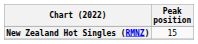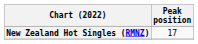(172, 33) 15 -> (172, 33) 17
